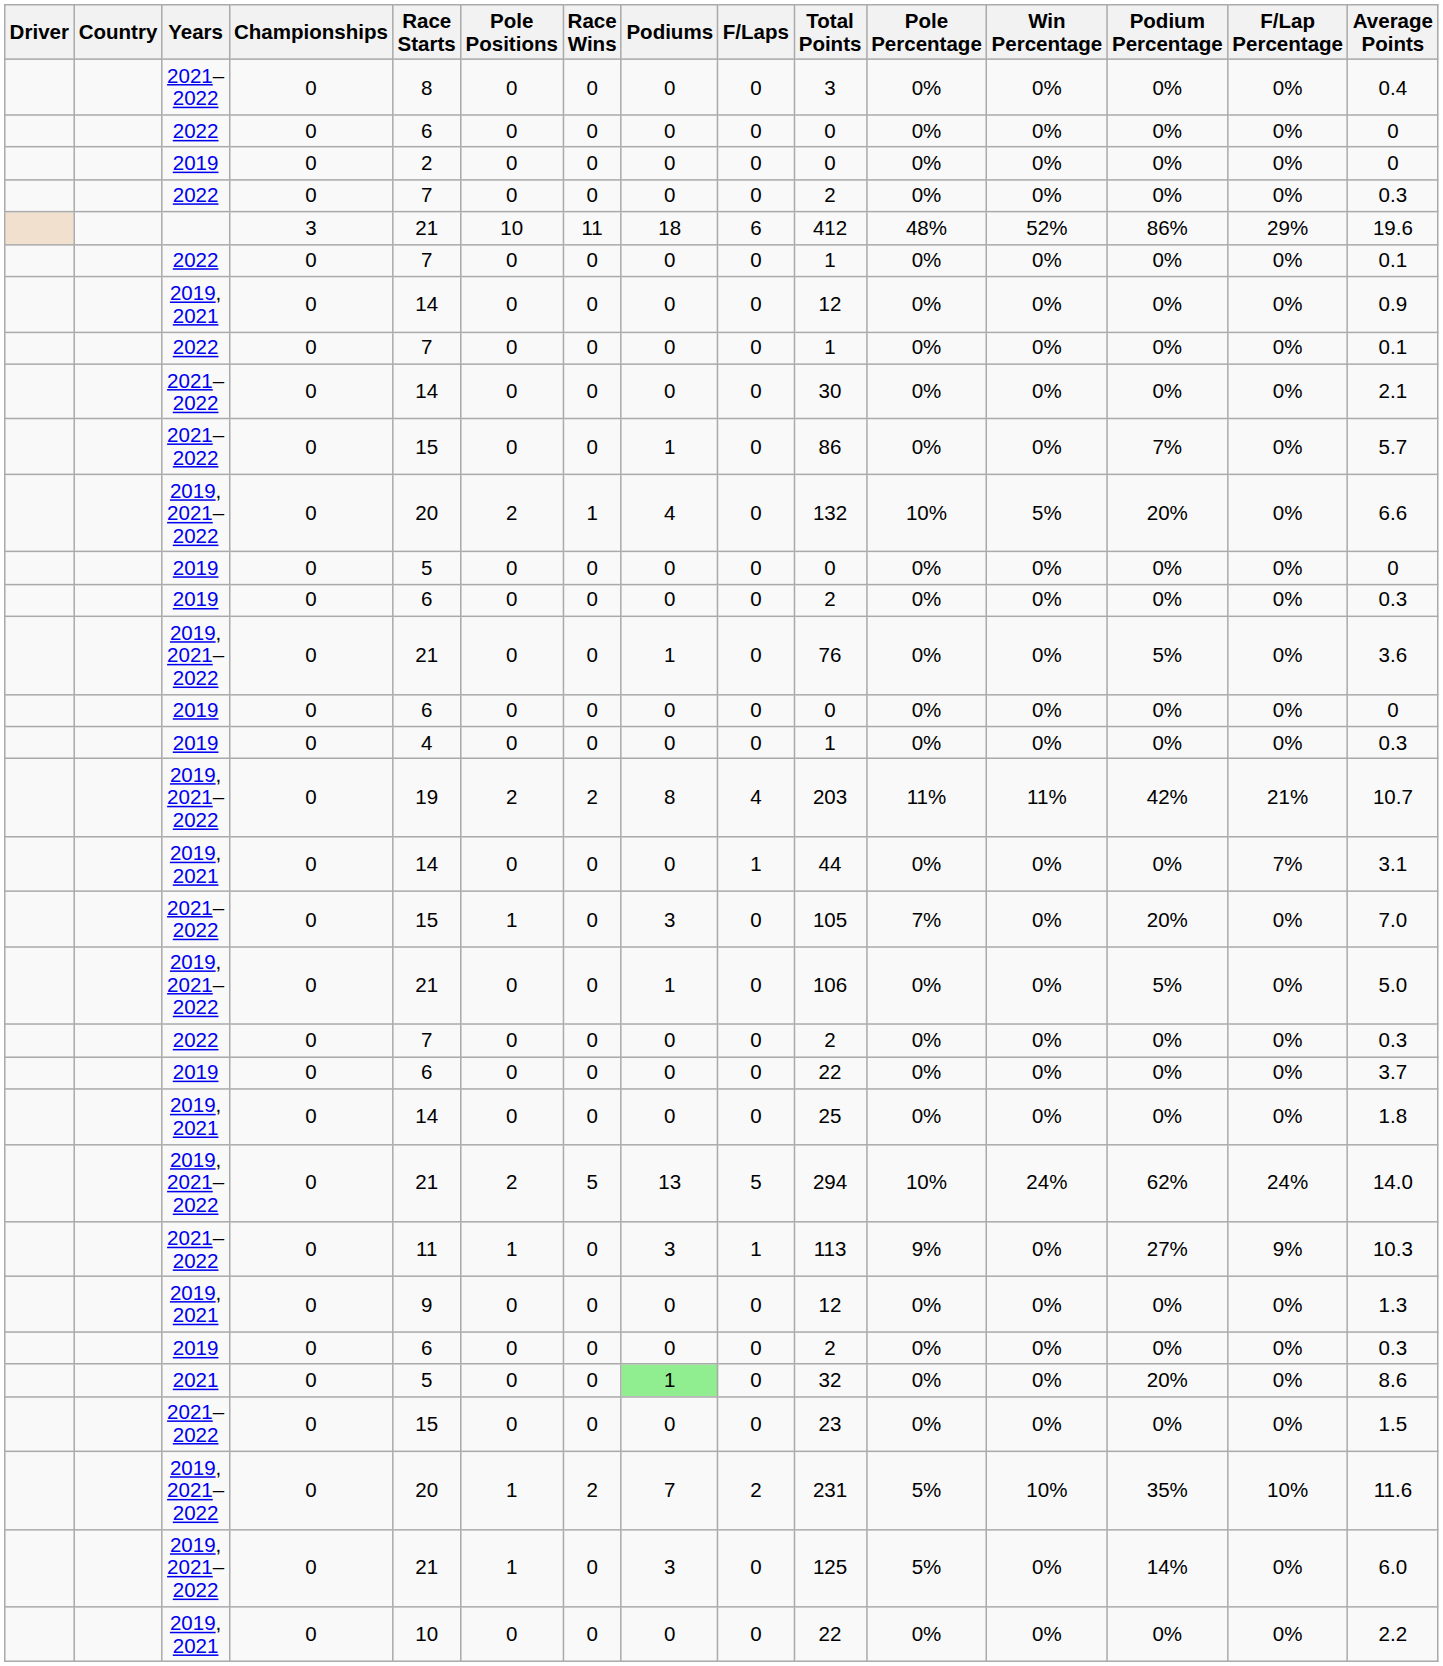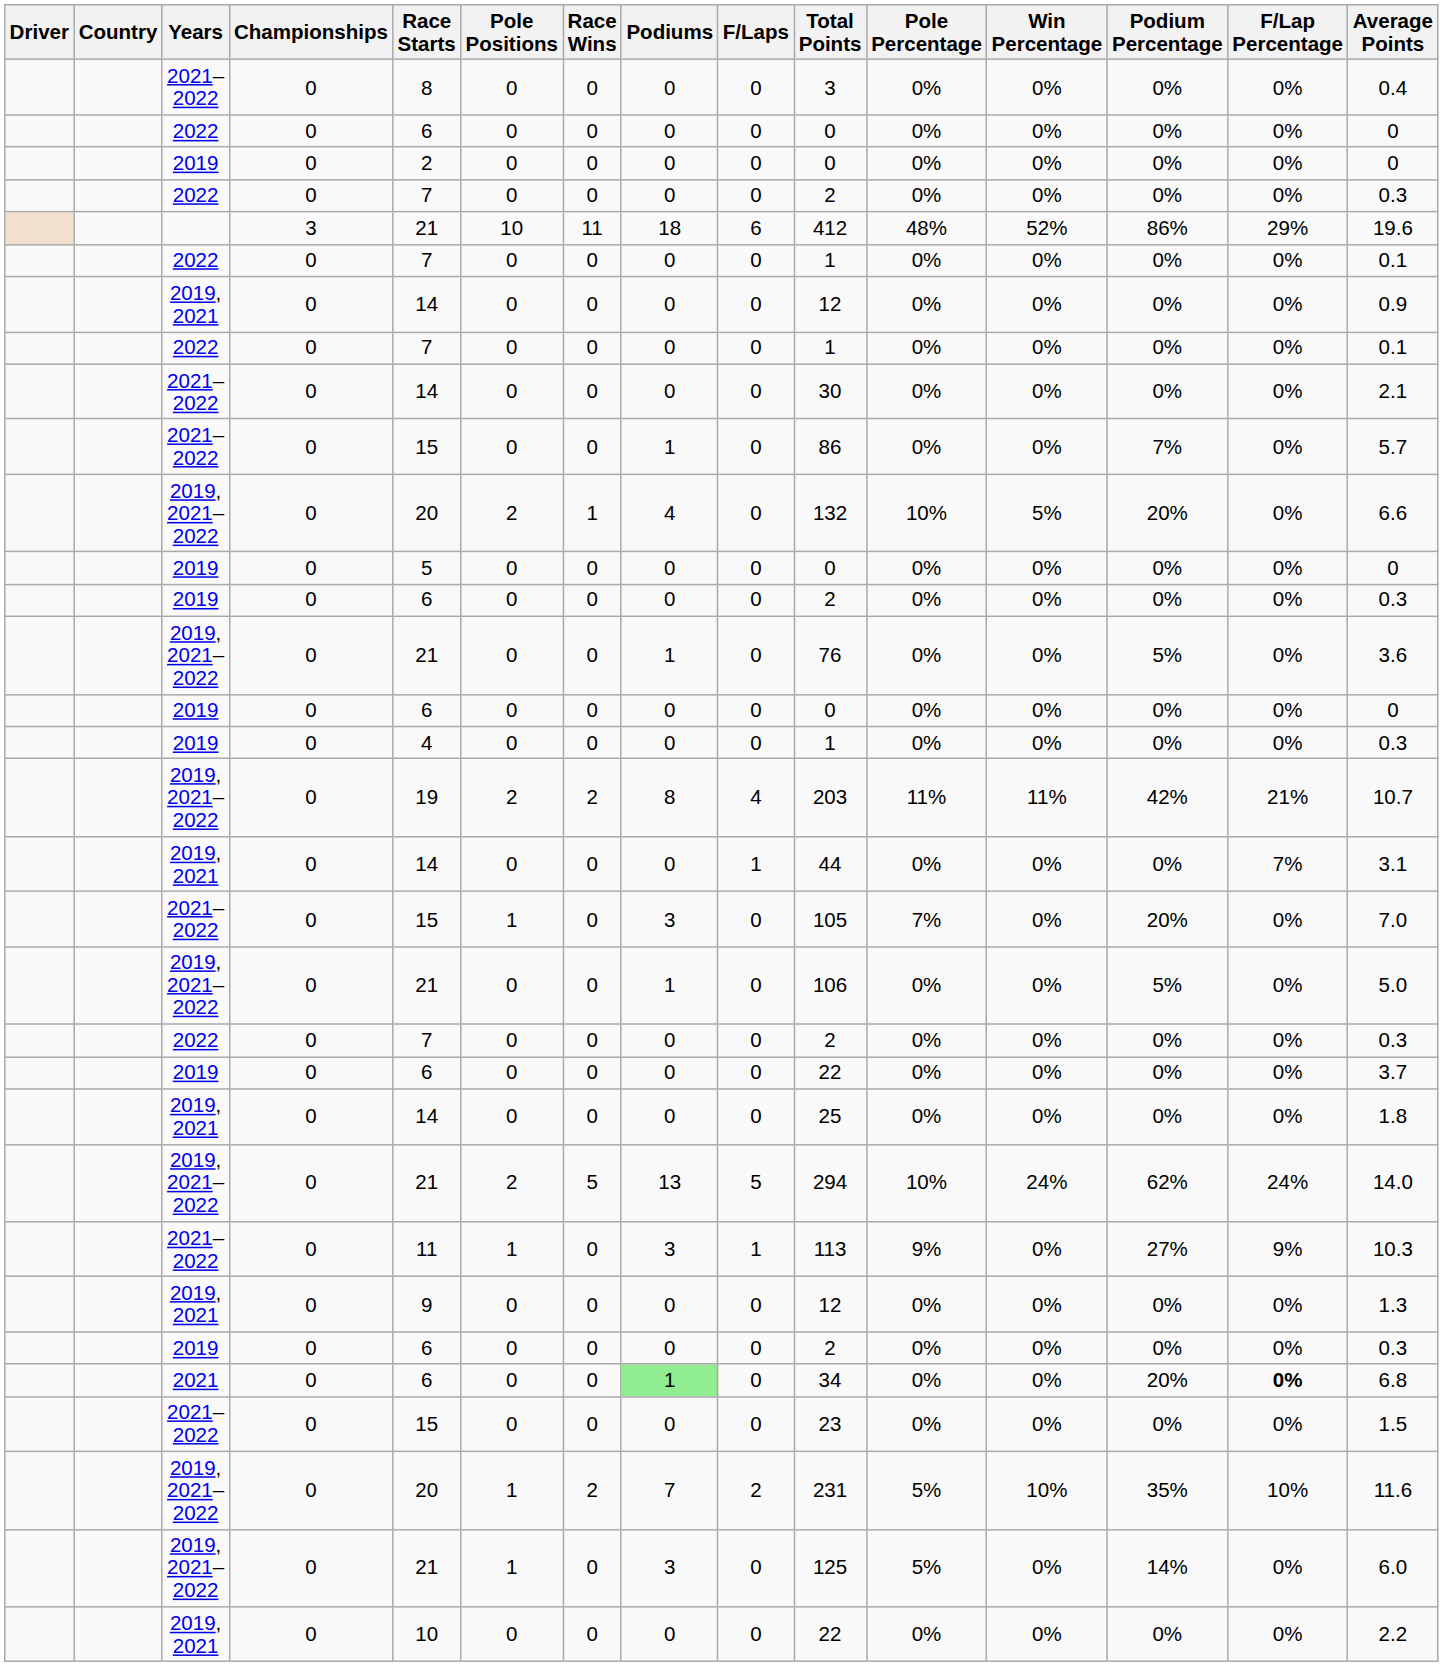(427, 1380) 5 -> (427, 1380) 6
(830, 1380) 32 -> (830, 1380) 34
(1288, 1380) normal -> (1288, 1380) bold
(1393, 1380) 8.6 -> (1393, 1380) 6.8
